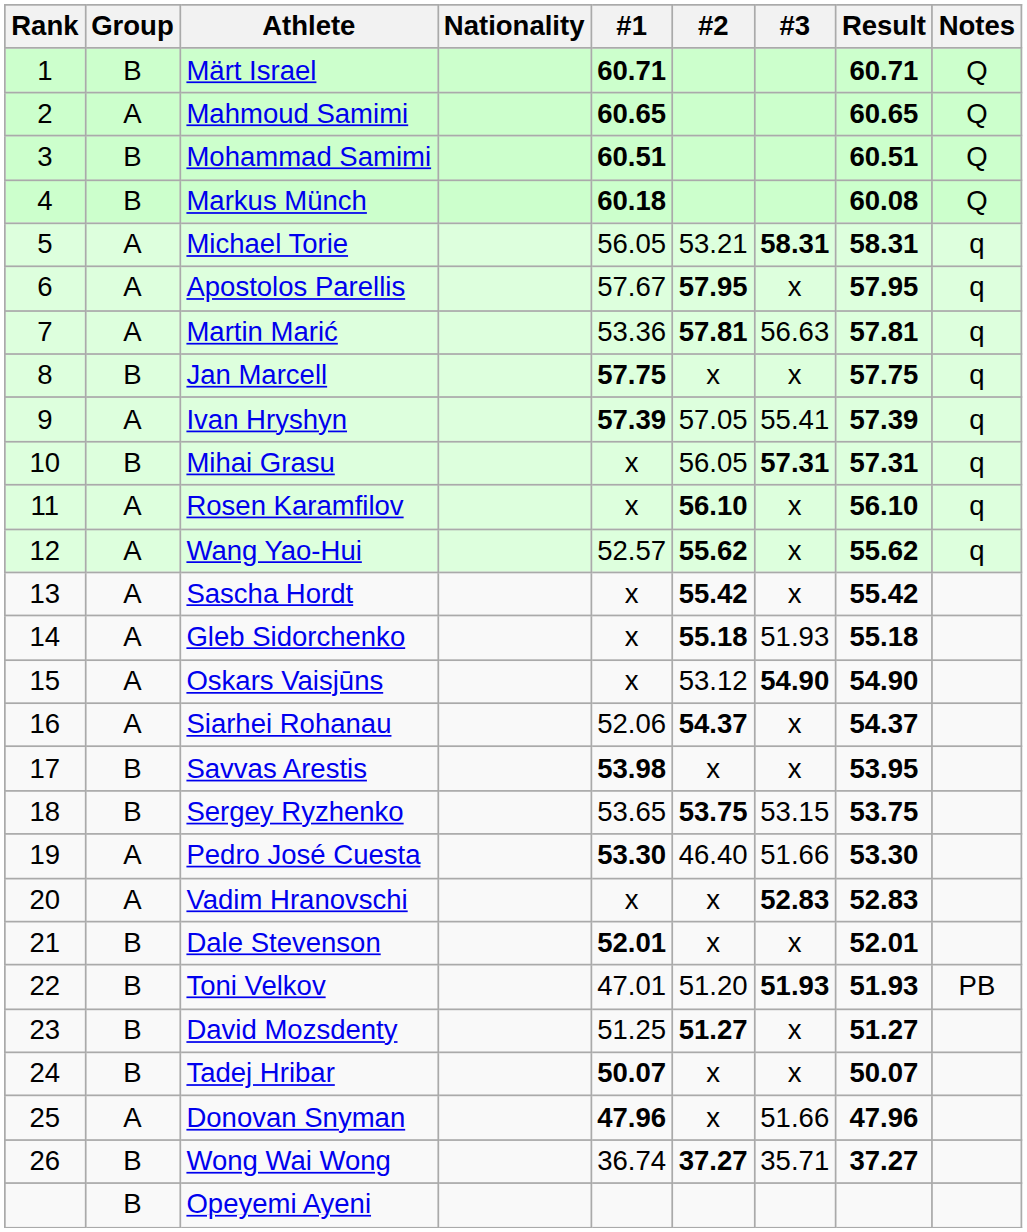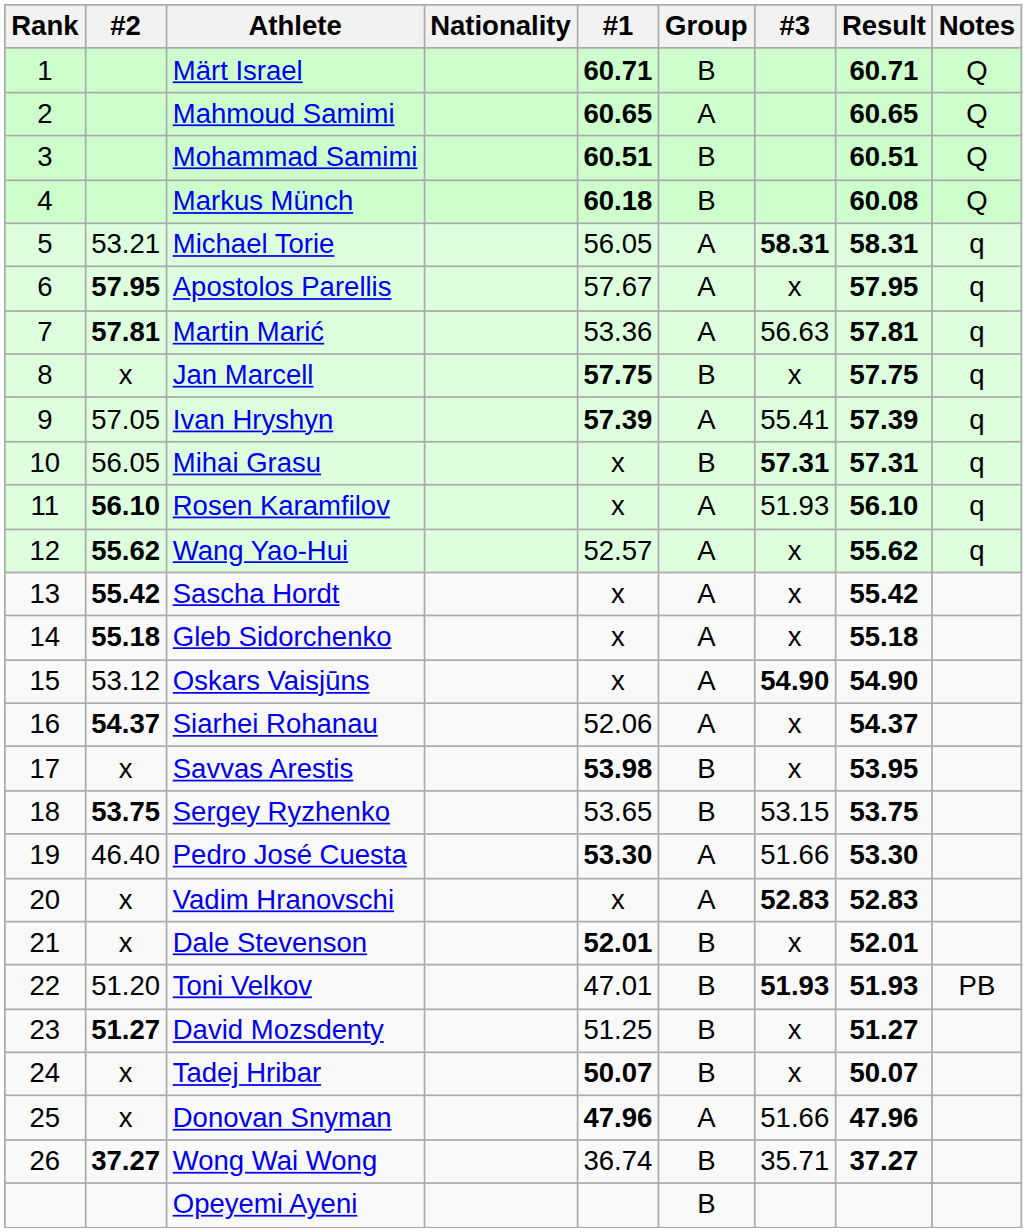columns swapped: (132, 26) <-> (713, 26)
(795, 506) x -> (795, 506) 51.93
(795, 637) 51.93 -> (795, 637) x
